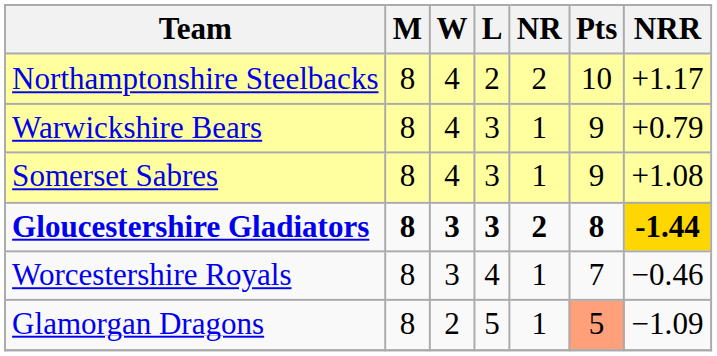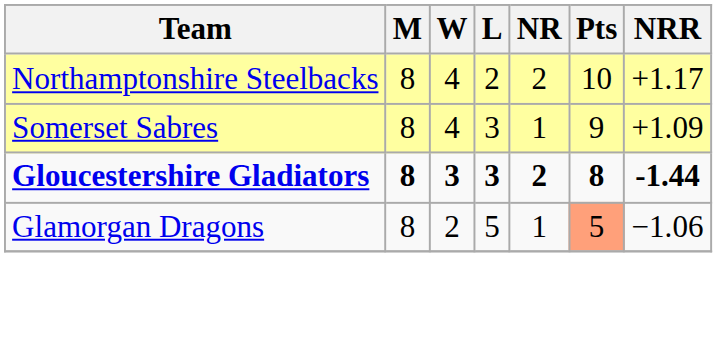- row: (137, 127)
(668, 176) +1.08 -> (668, 127) +1.09
(667, 226) gold background -> (667, 176) no background
- row: (152, 275)
(668, 324) −1.09 -> (668, 226) −1.06
